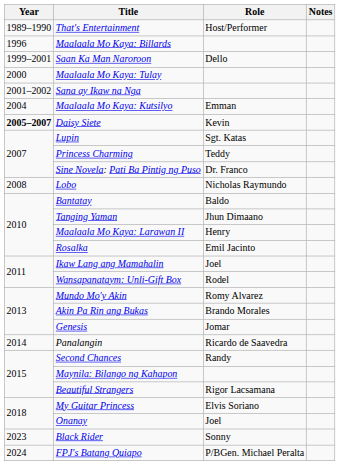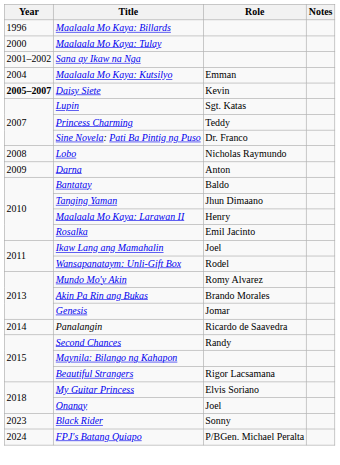- row: (98, 28)
- row: (104, 59)
+ row: (69, 169)
